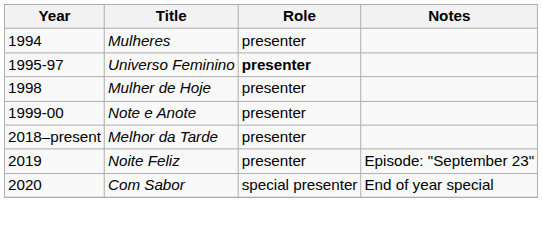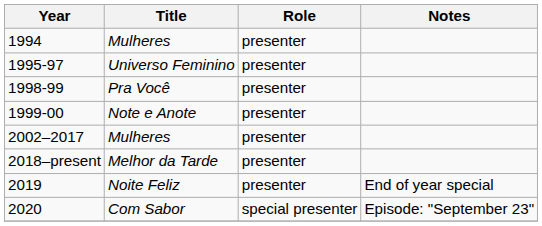(276, 64) bold -> (274, 64) normal
- row: (25, 88)
+ row: (36, 88)
+ row: (46, 137)
(449, 161) Episode: "September 23" -> (429, 185) End of year special
(429, 185) End of year special -> (449, 209) Episode: "September 23"
